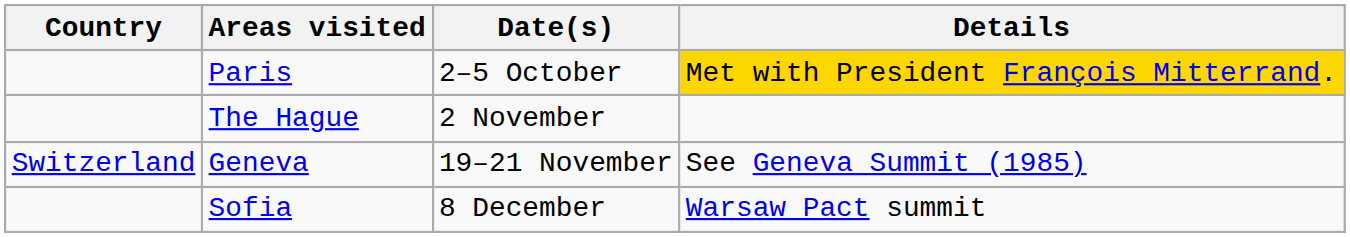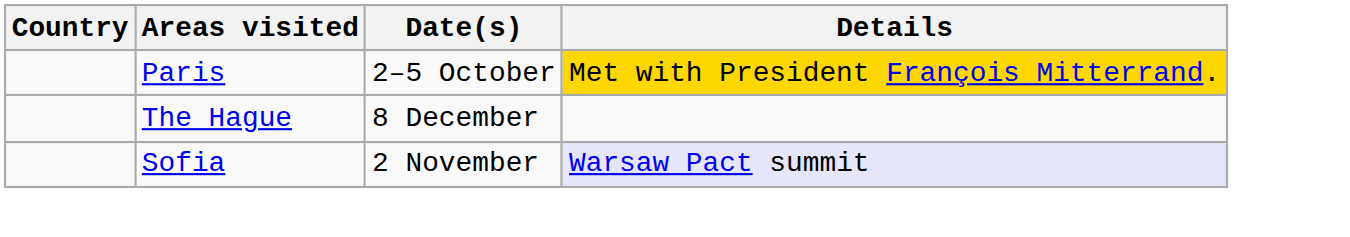(522, 118) 2 November -> (456, 118) 8 December
- row: (259, 164)
(522, 209) 8 December -> (456, 164) 2 November
(836, 209) no background -> (719, 164) lavender background
